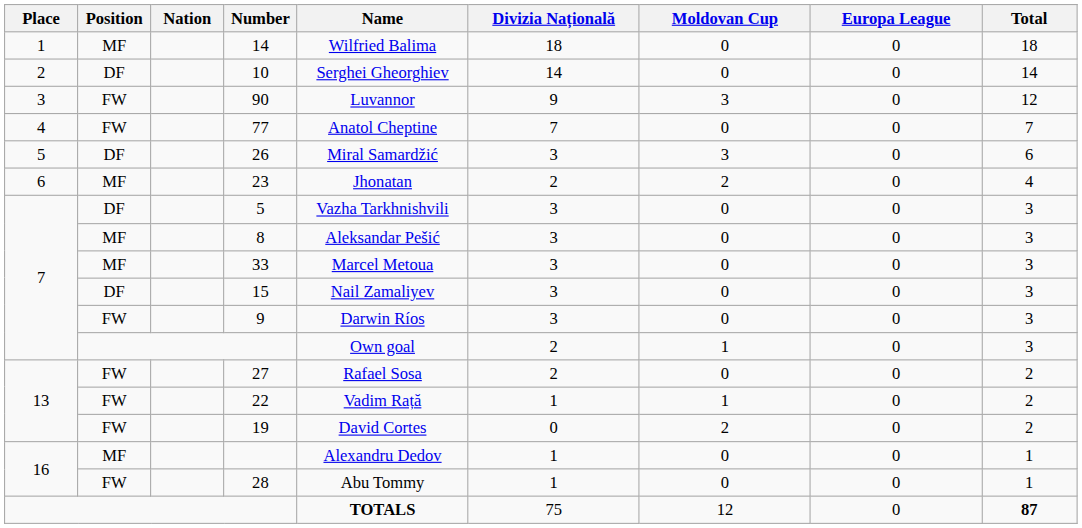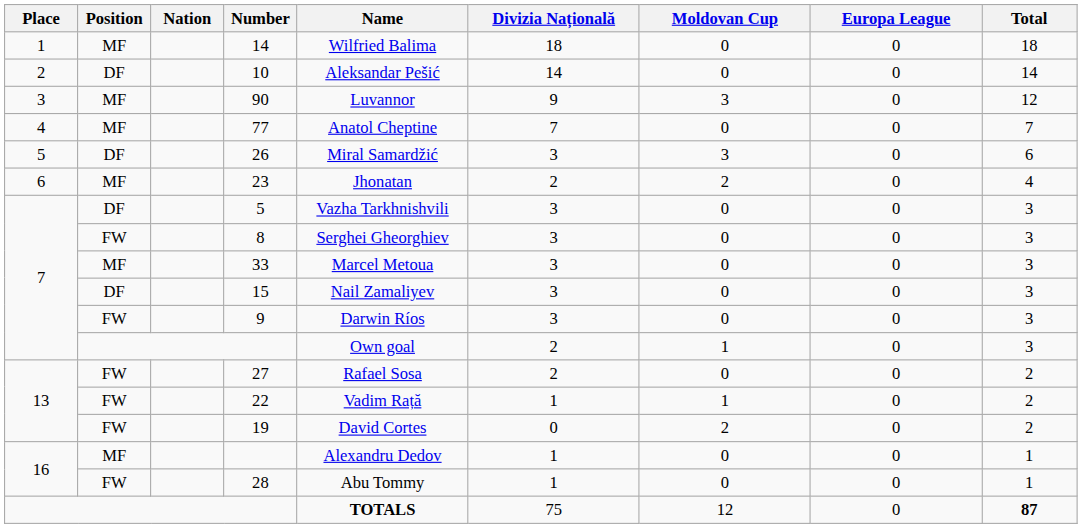(383, 72) Serghei Gheorghiev -> (383, 72) Aleksandar Pešić
(114, 100) FW -> (114, 100) MF
(114, 127) FW -> (114, 127) MF
(114, 236) MF -> (114, 236) FW
(383, 236) Aleksandar Pešić -> (383, 236) Serghei Gheorghiev
